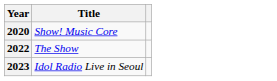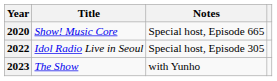+ column: (206, 13)
(56, 48) The Show -> (89, 48) Idol Radio Live in Seoul
(89, 66) Idol Radio Live in Seoul -> (56, 66) The Show
